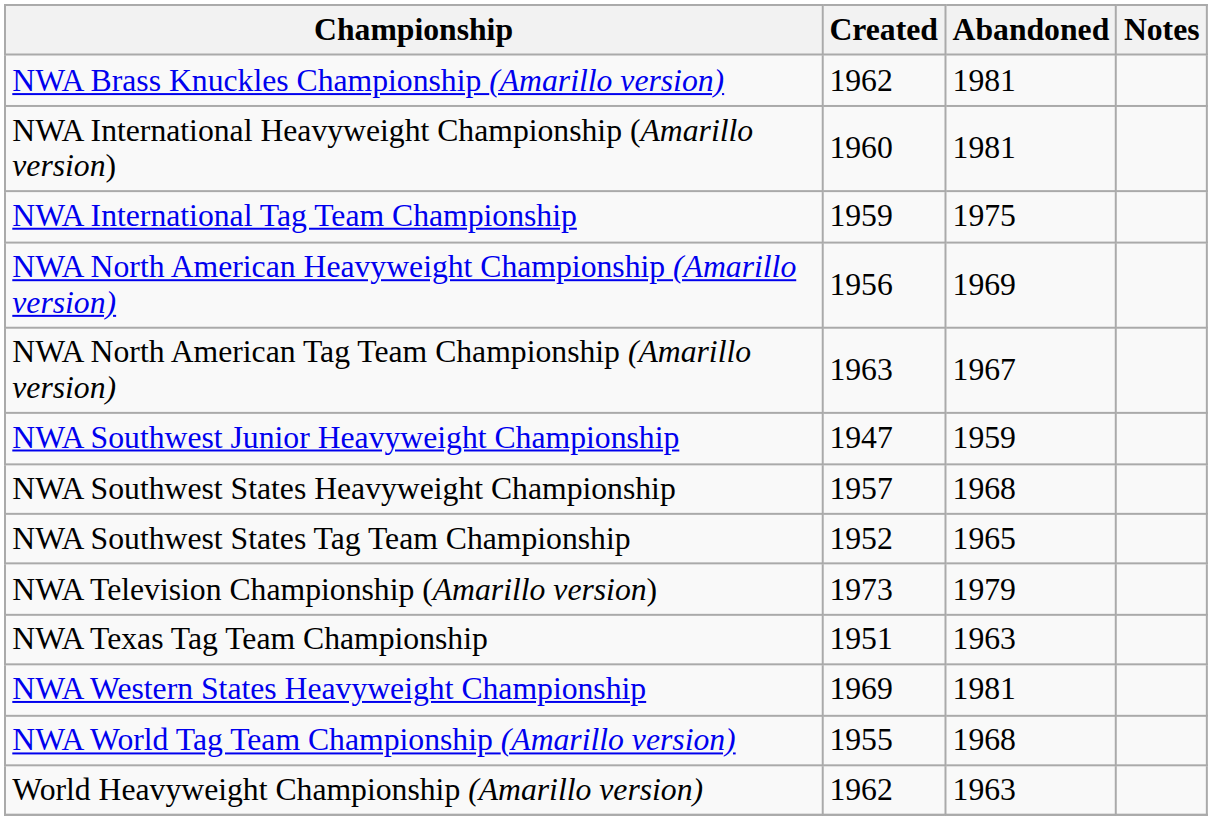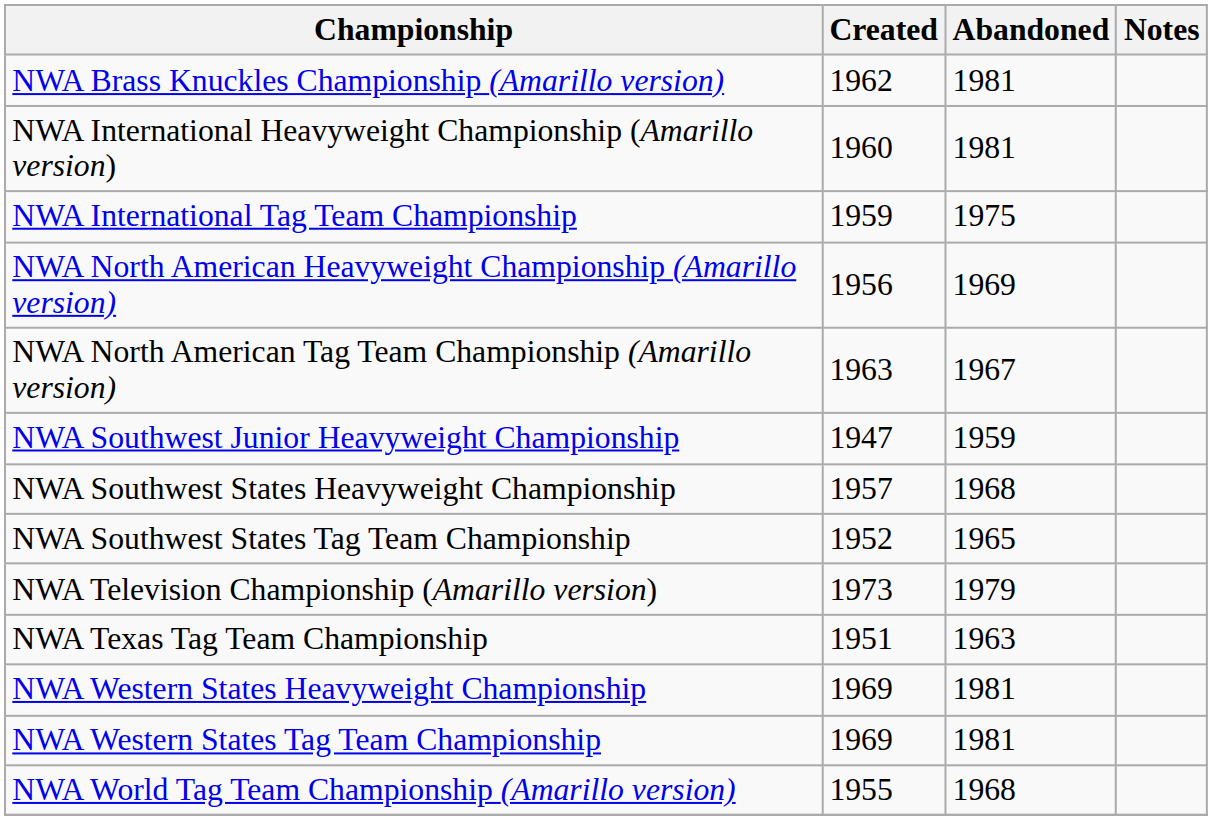+ row: (307, 739)
- row: (358, 789)
